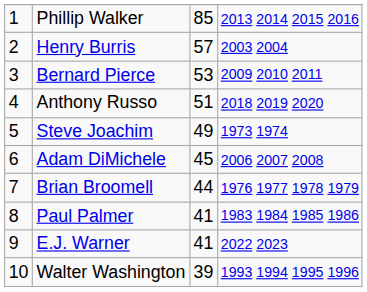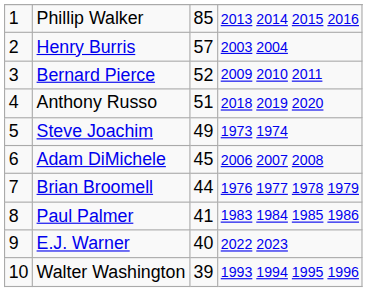(203, 74) 53 -> (203, 74) 52
(203, 243) 41 -> (203, 243) 40
